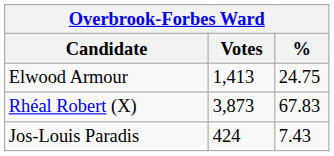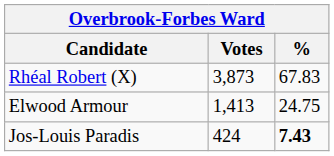rows swapped: (73, 106) <-> (68, 77)
(295, 135) normal -> (295, 135) bold
